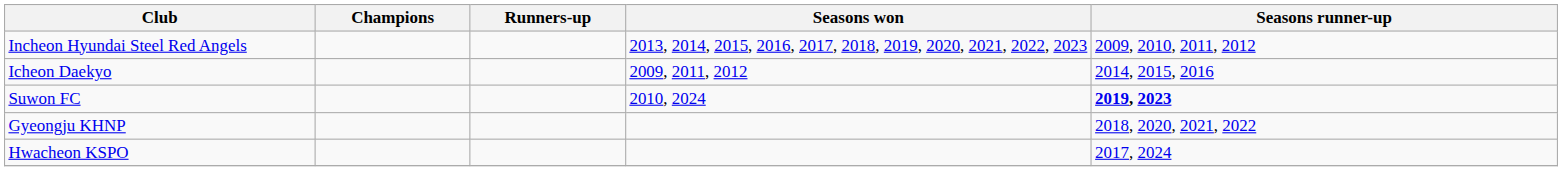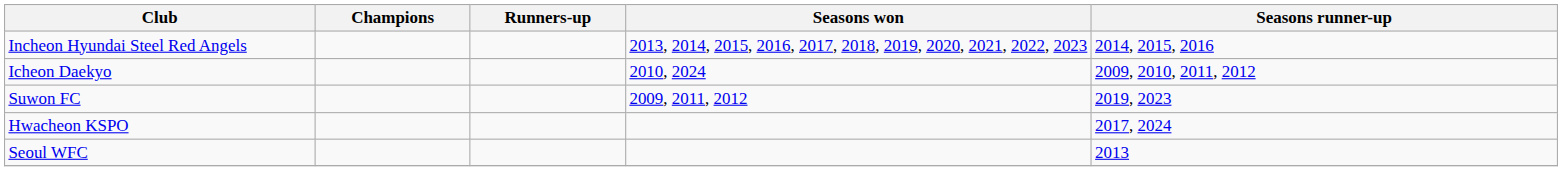(1175, 44) 2009, 2010, 2011, 2012 -> (1154, 44) 2014, 2015, 2016
(688, 71) 2009, 2011, 2012 -> (668, 71) 2010, 2024
(1154, 71) 2014, 2015, 2016 -> (1175, 71) 2009, 2010, 2011, 2012
(668, 98) 2010, 2024 -> (688, 98) 2009, 2011, 2012
(1133, 98) bold -> (1133, 98) normal
- row: (67, 125)
+ row: (48, 152)
